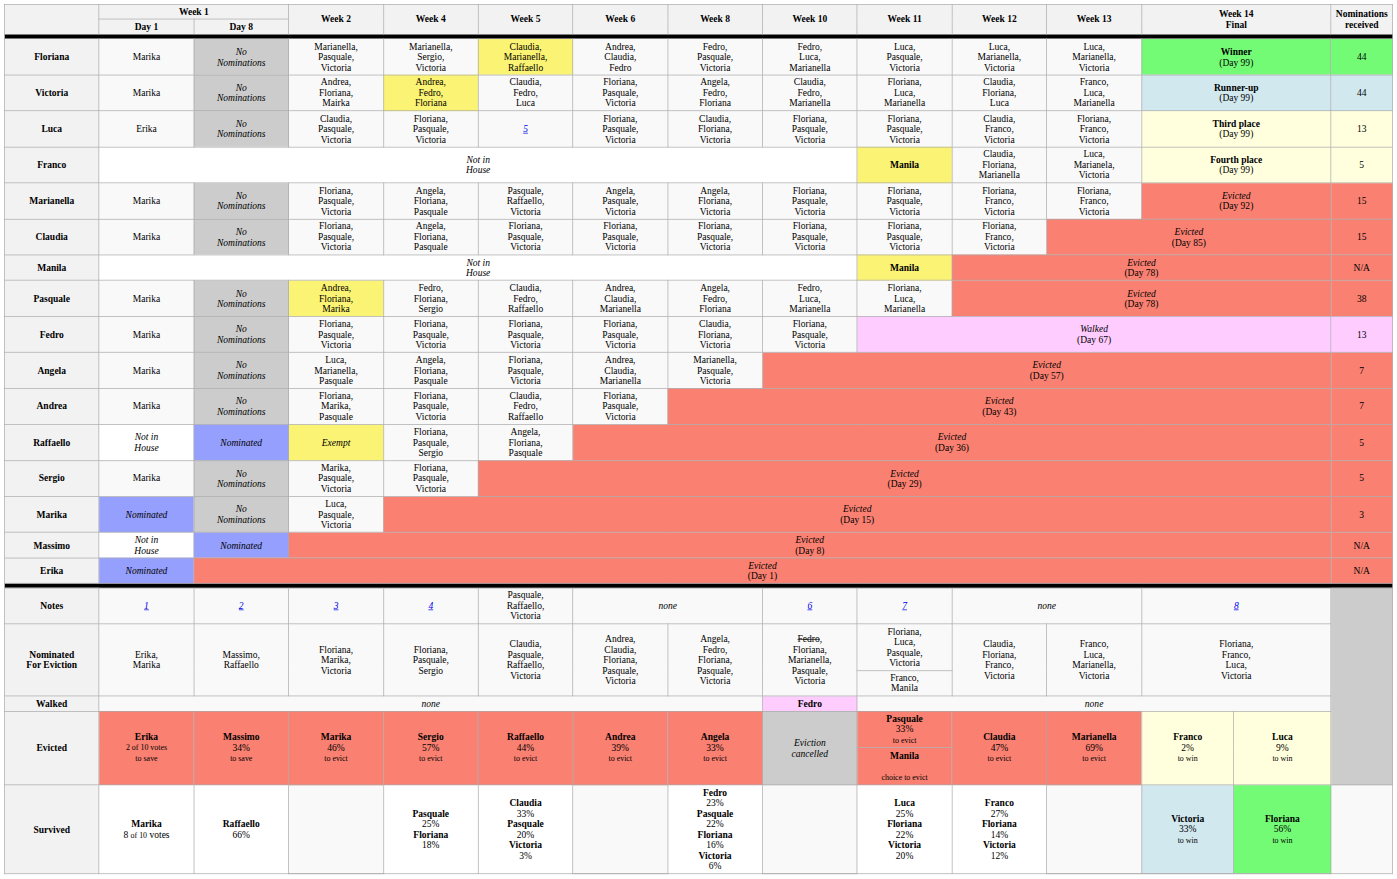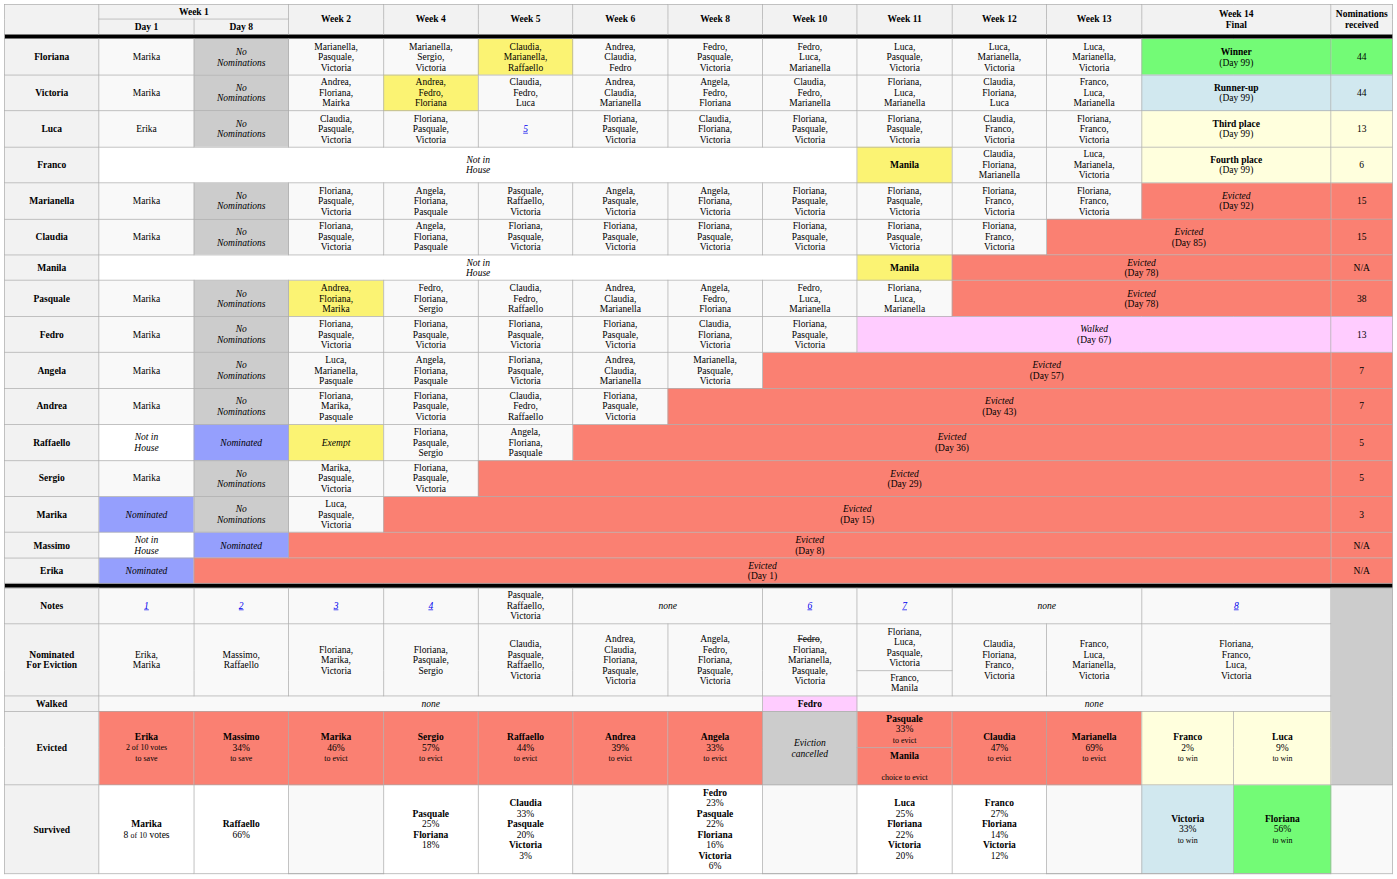(620, 92) Floriana, Pasquale, Victoria -> (620, 92) Andrea, Claudia, Marianella
(1362, 164) 5 -> (1362, 164) 6
